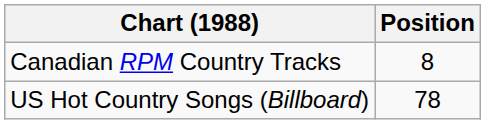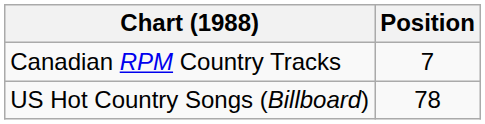(427, 61) 8 -> (427, 61) 7
